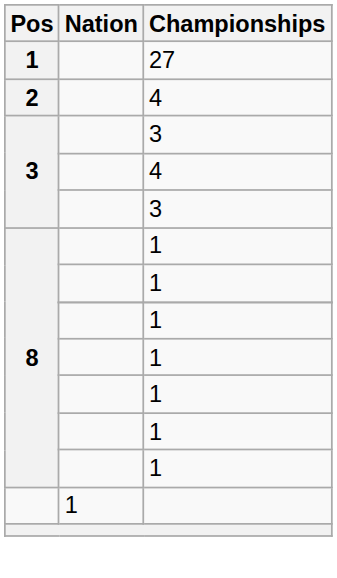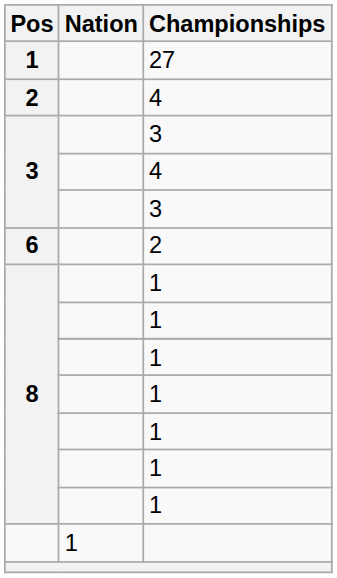+ row: (32, 246)
